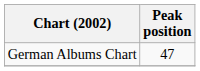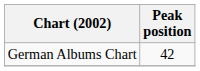(167, 54) 47 -> (167, 54) 42
